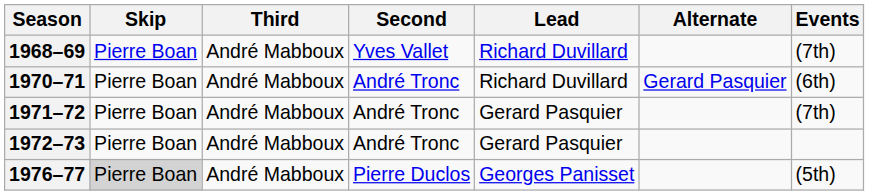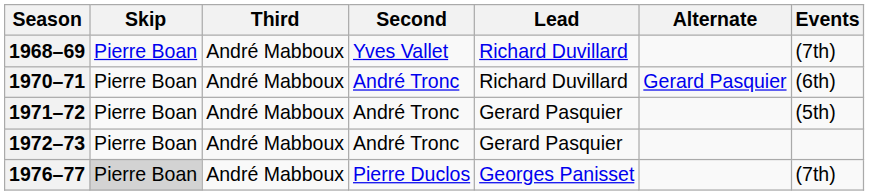(816, 112) (7th) -> (816, 112) (5th)
(816, 174) (5th) -> (816, 174) (7th)
